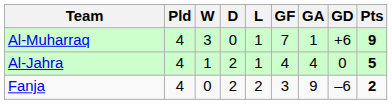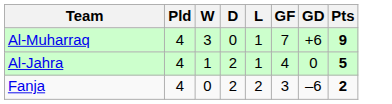- column: (313, 16)
